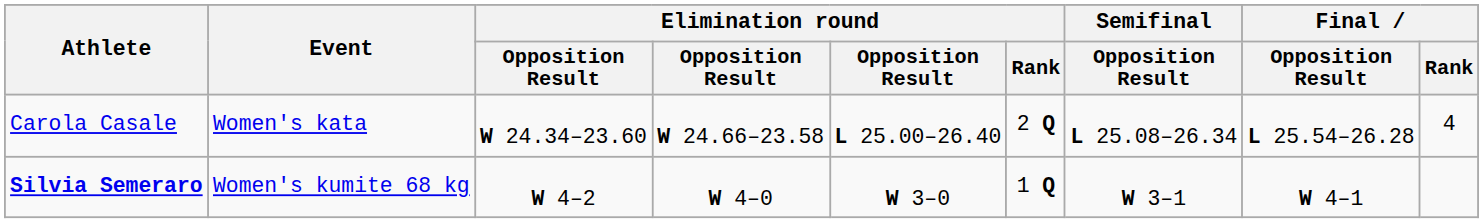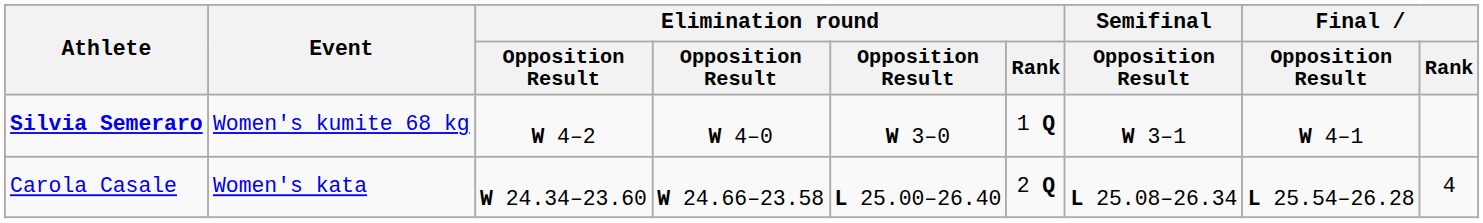rows swapped: (94, 125) <-> (106, 187)
